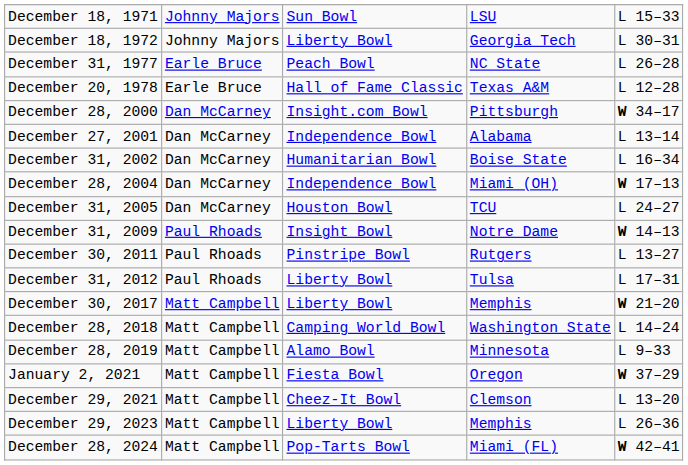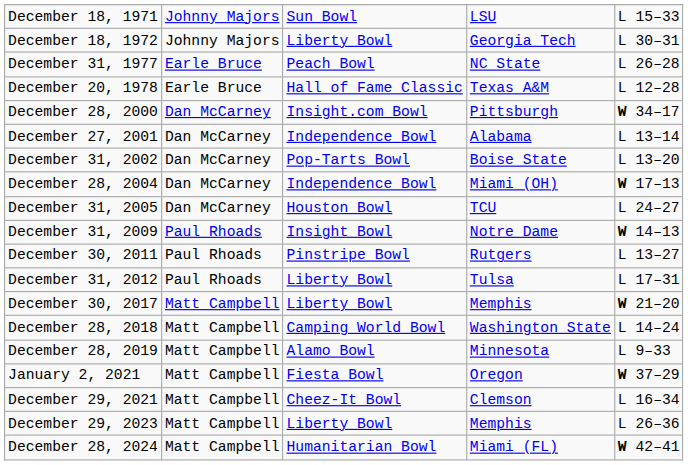(361, 160) Humanitarian Bowl -> (348, 160) Pop-Tarts Bowl
(649, 160) L 16–34 -> (649, 160) L 13–20
(649, 400) L 13–20 -> (649, 400) L 16–34
(348, 447) Pop-Tarts Bowl -> (361, 447) Humanitarian Bowl
